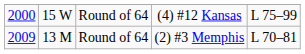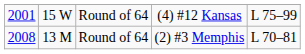(22, 15) 2000 -> (22, 15) 2001
(22, 37) 2009 -> (22, 37) 2008
